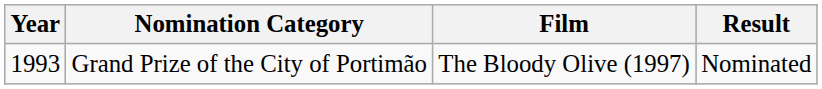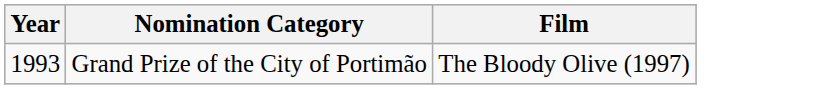- column: (756, 24)
